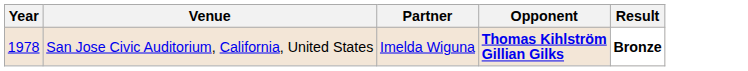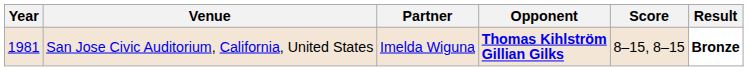+ column: (649, 16)
(24, 47) 1978 -> (24, 47) 1981
